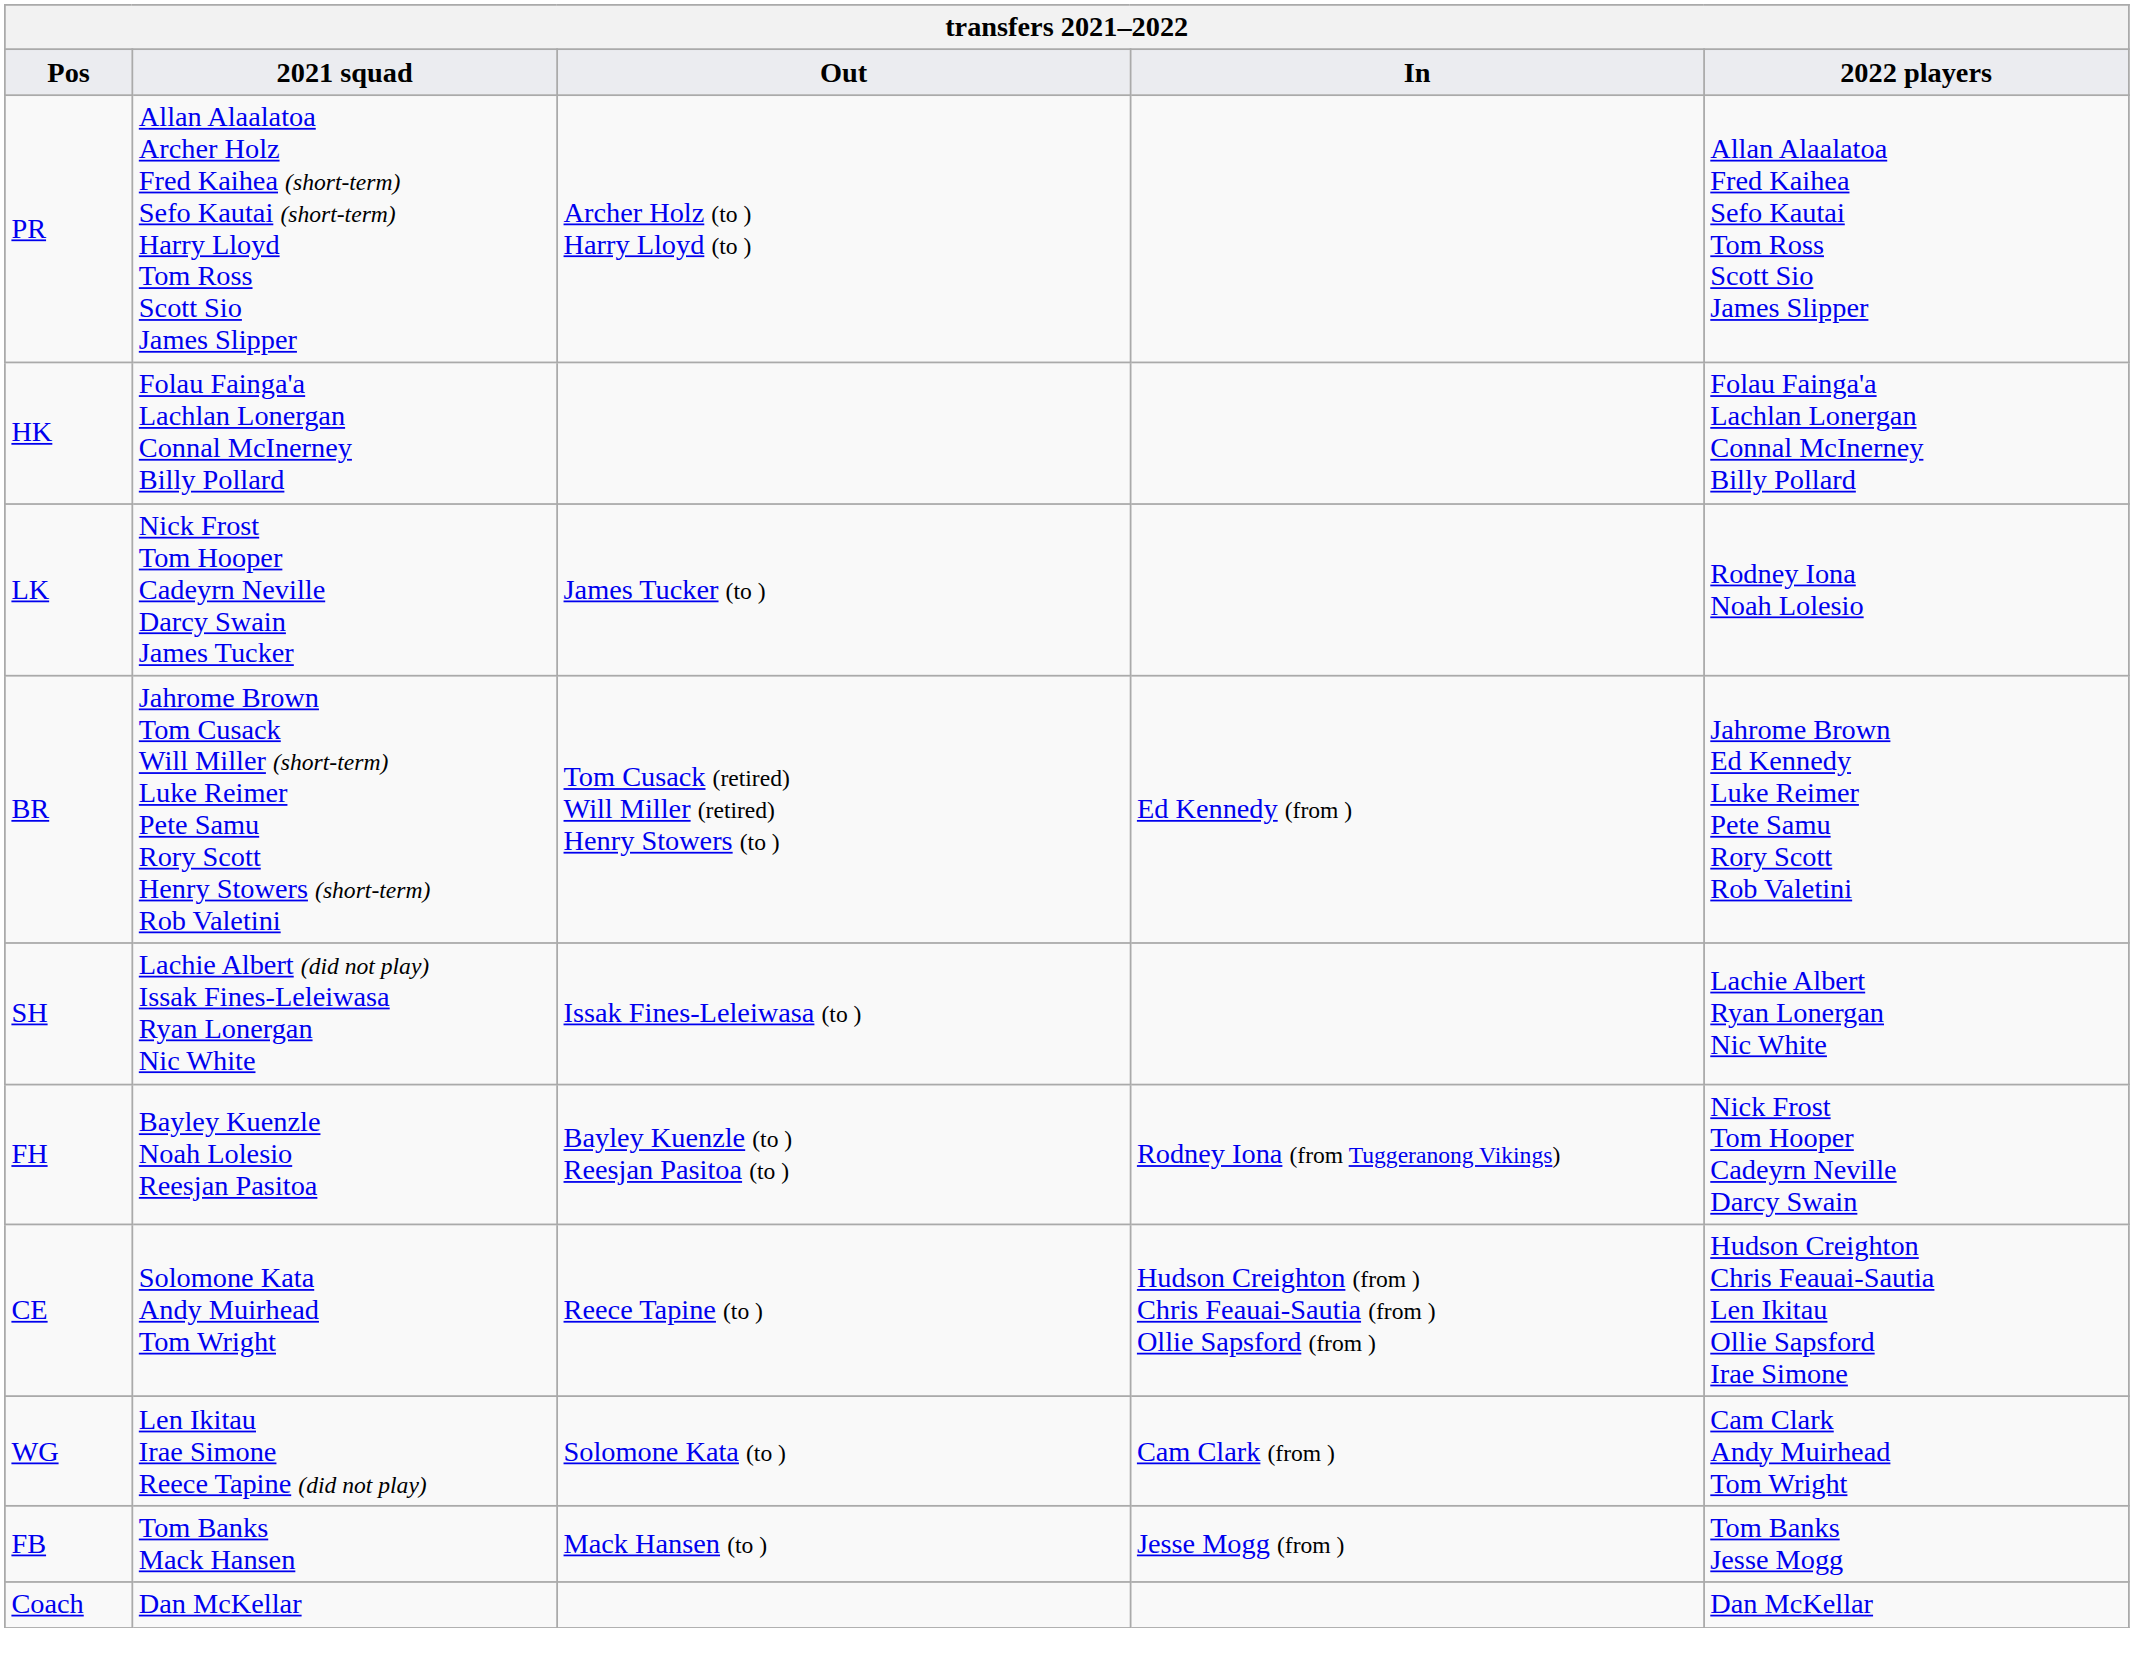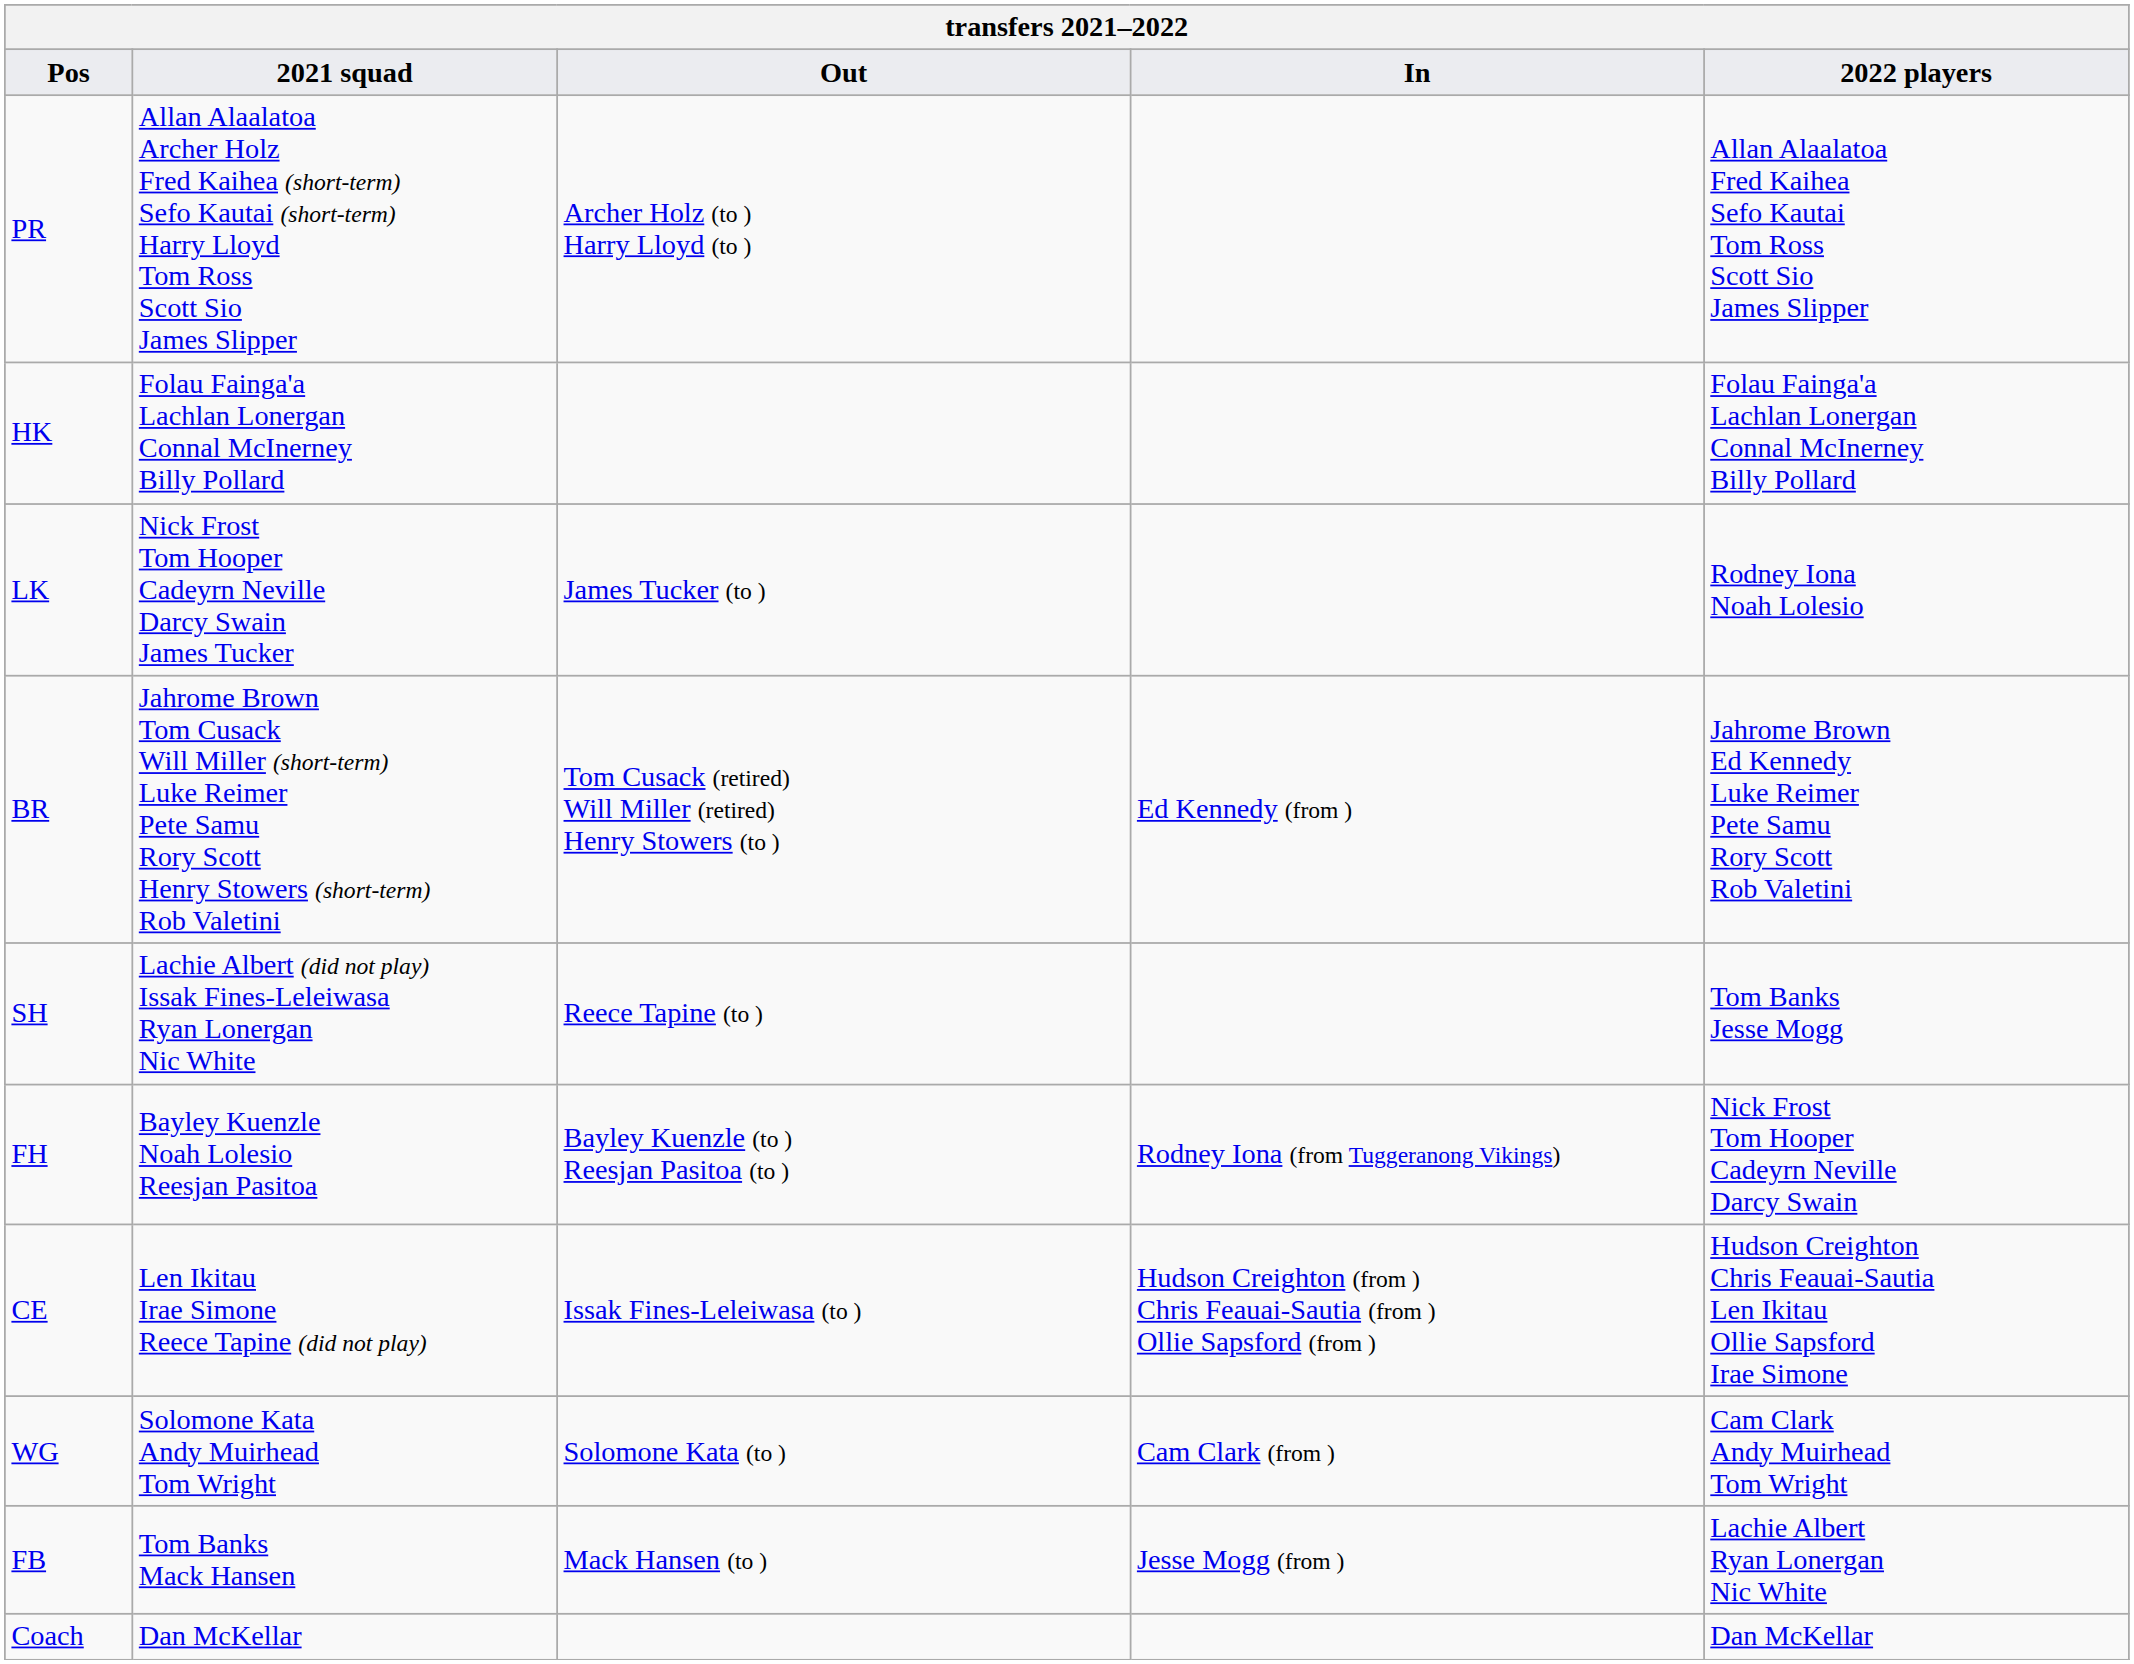(712, 1013) Issak Fines-Leleiwasa (to ) -> (663, 1013) Reece Tapine (to )
(1797, 1013) Lachie Albert Ryan Lonergan Nic White -> (1777, 1013) Tom Banks Jesse Mogg
(229, 1310) Solomone Kata Andy Muirhead Tom Wright -> (283, 1310) Len Ikitau Irae Simone Reece Tapine (did not play)
(663, 1310) Reece Tapine (to ) -> (712, 1310) Issak Fines-Leleiwasa (to )
(283, 1450) Len Ikitau Irae Simone Reece Tapine (did not play) -> (229, 1450) Solomone Kata Andy Muirhead Tom Wright
(1777, 1543) Tom Banks Jesse Mogg -> (1797, 1559) Lachie Albert Ryan Lonergan Nic White
